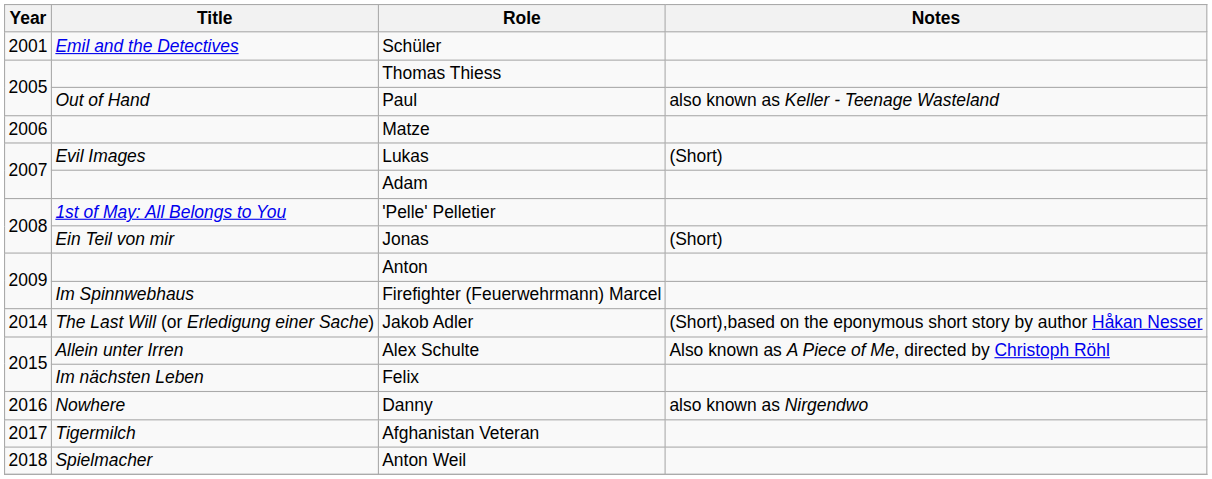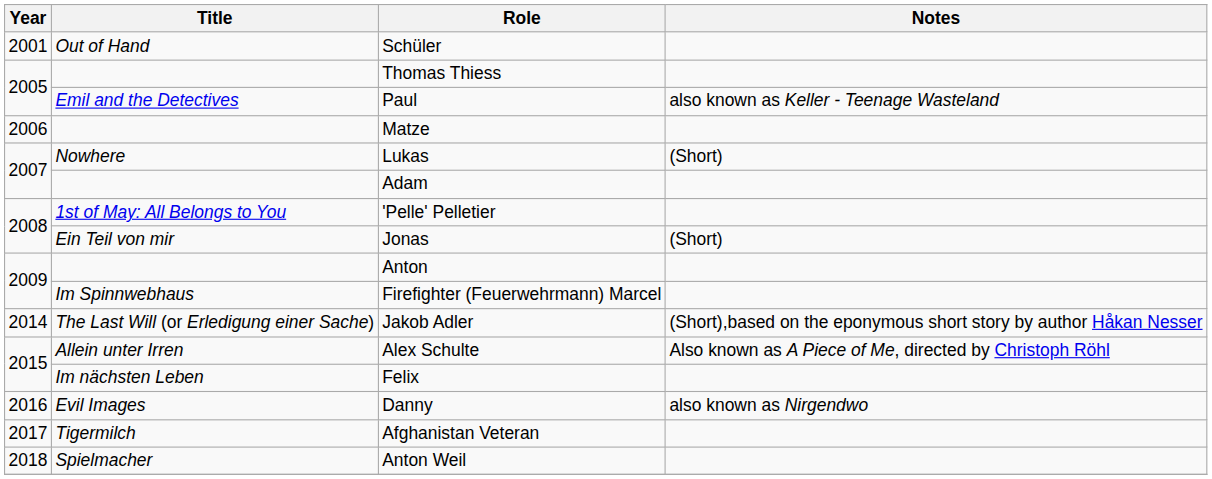(147, 45) Emil and the Detectives -> (102, 45) Out of Hand
(102, 101) Out of Hand -> (147, 101) Emil and the Detectives
(100, 156) Evil Images -> (90, 156) Nowhere
(90, 405) Nowhere -> (100, 405) Evil Images
